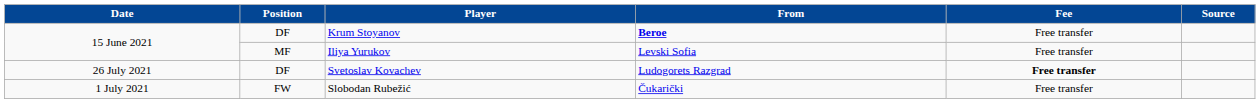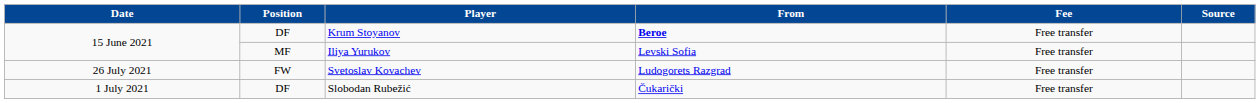(282, 70) DF -> (282, 70) FW
(1064, 70) bold -> (1064, 70) normal
(282, 89) FW -> (282, 89) DF
